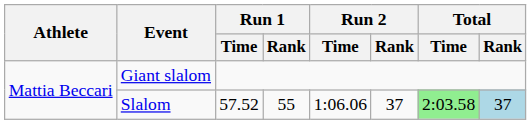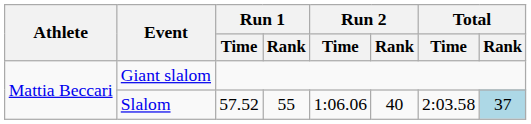(394, 104) 37 -> (394, 104) 40
(449, 104) lightgreen background -> (449, 104) no background
